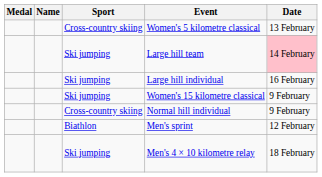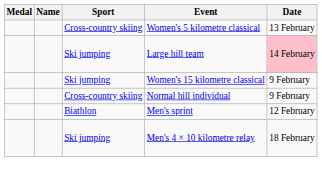- row: (185, 81)
